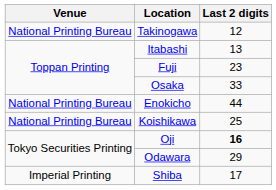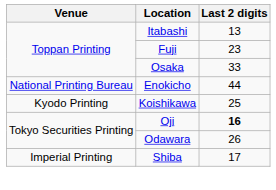- row: (167, 31)
(70, 121) National Printing Bureau -> (71, 103) Kyodo Printing
(236, 157) 29 -> (234, 139) 26
